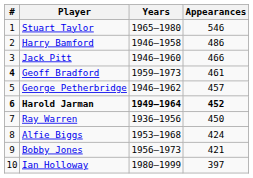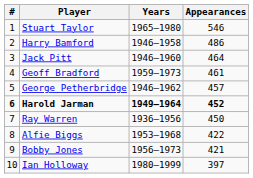(216, 58) 466 -> (216, 58) 464
(12, 73) bold -> (12, 73) normal
(216, 134) 424 -> (216, 134) 422
